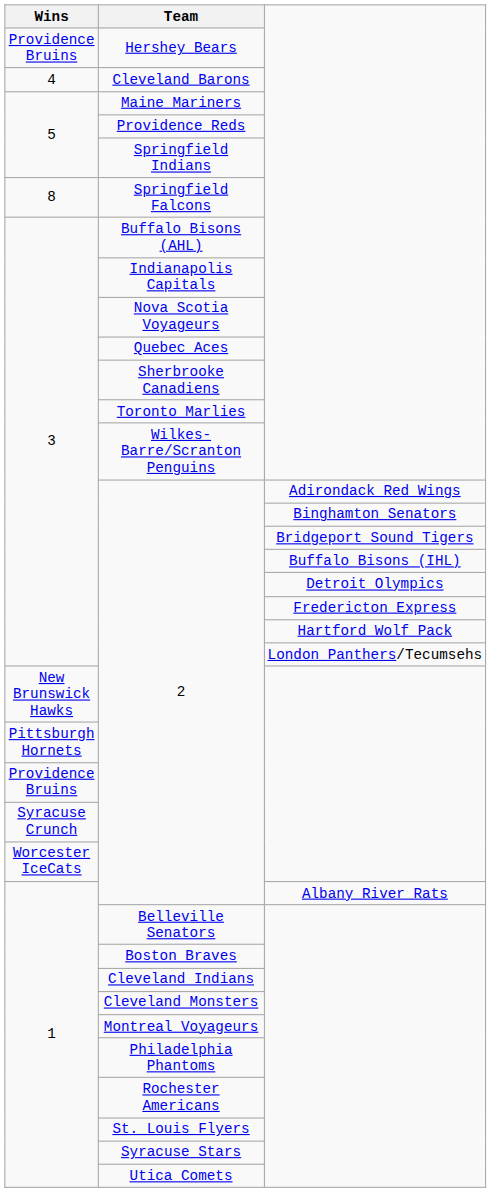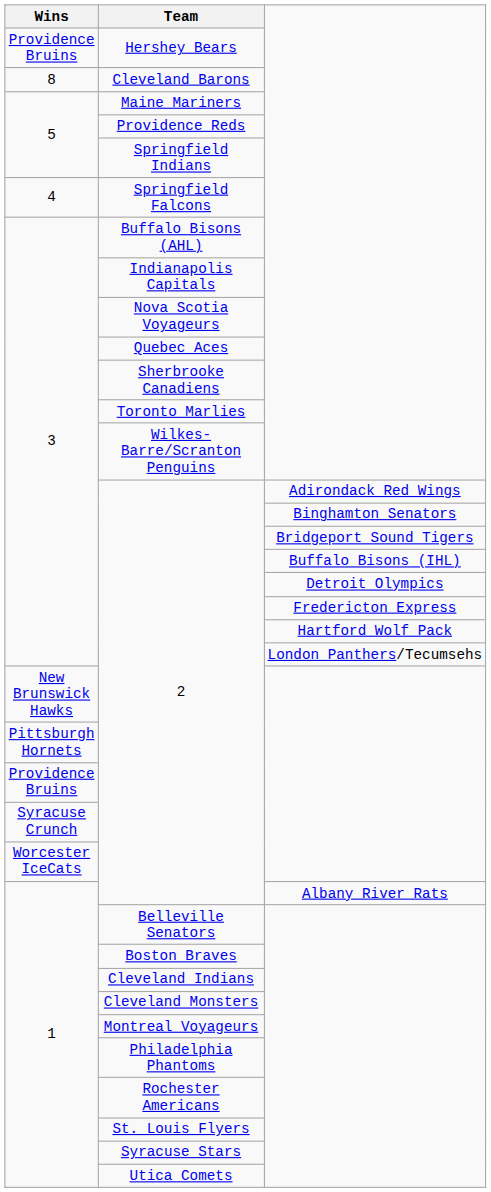(52, 80) 4 -> (52, 80) 8
(52, 198) 8 -> (52, 198) 4
